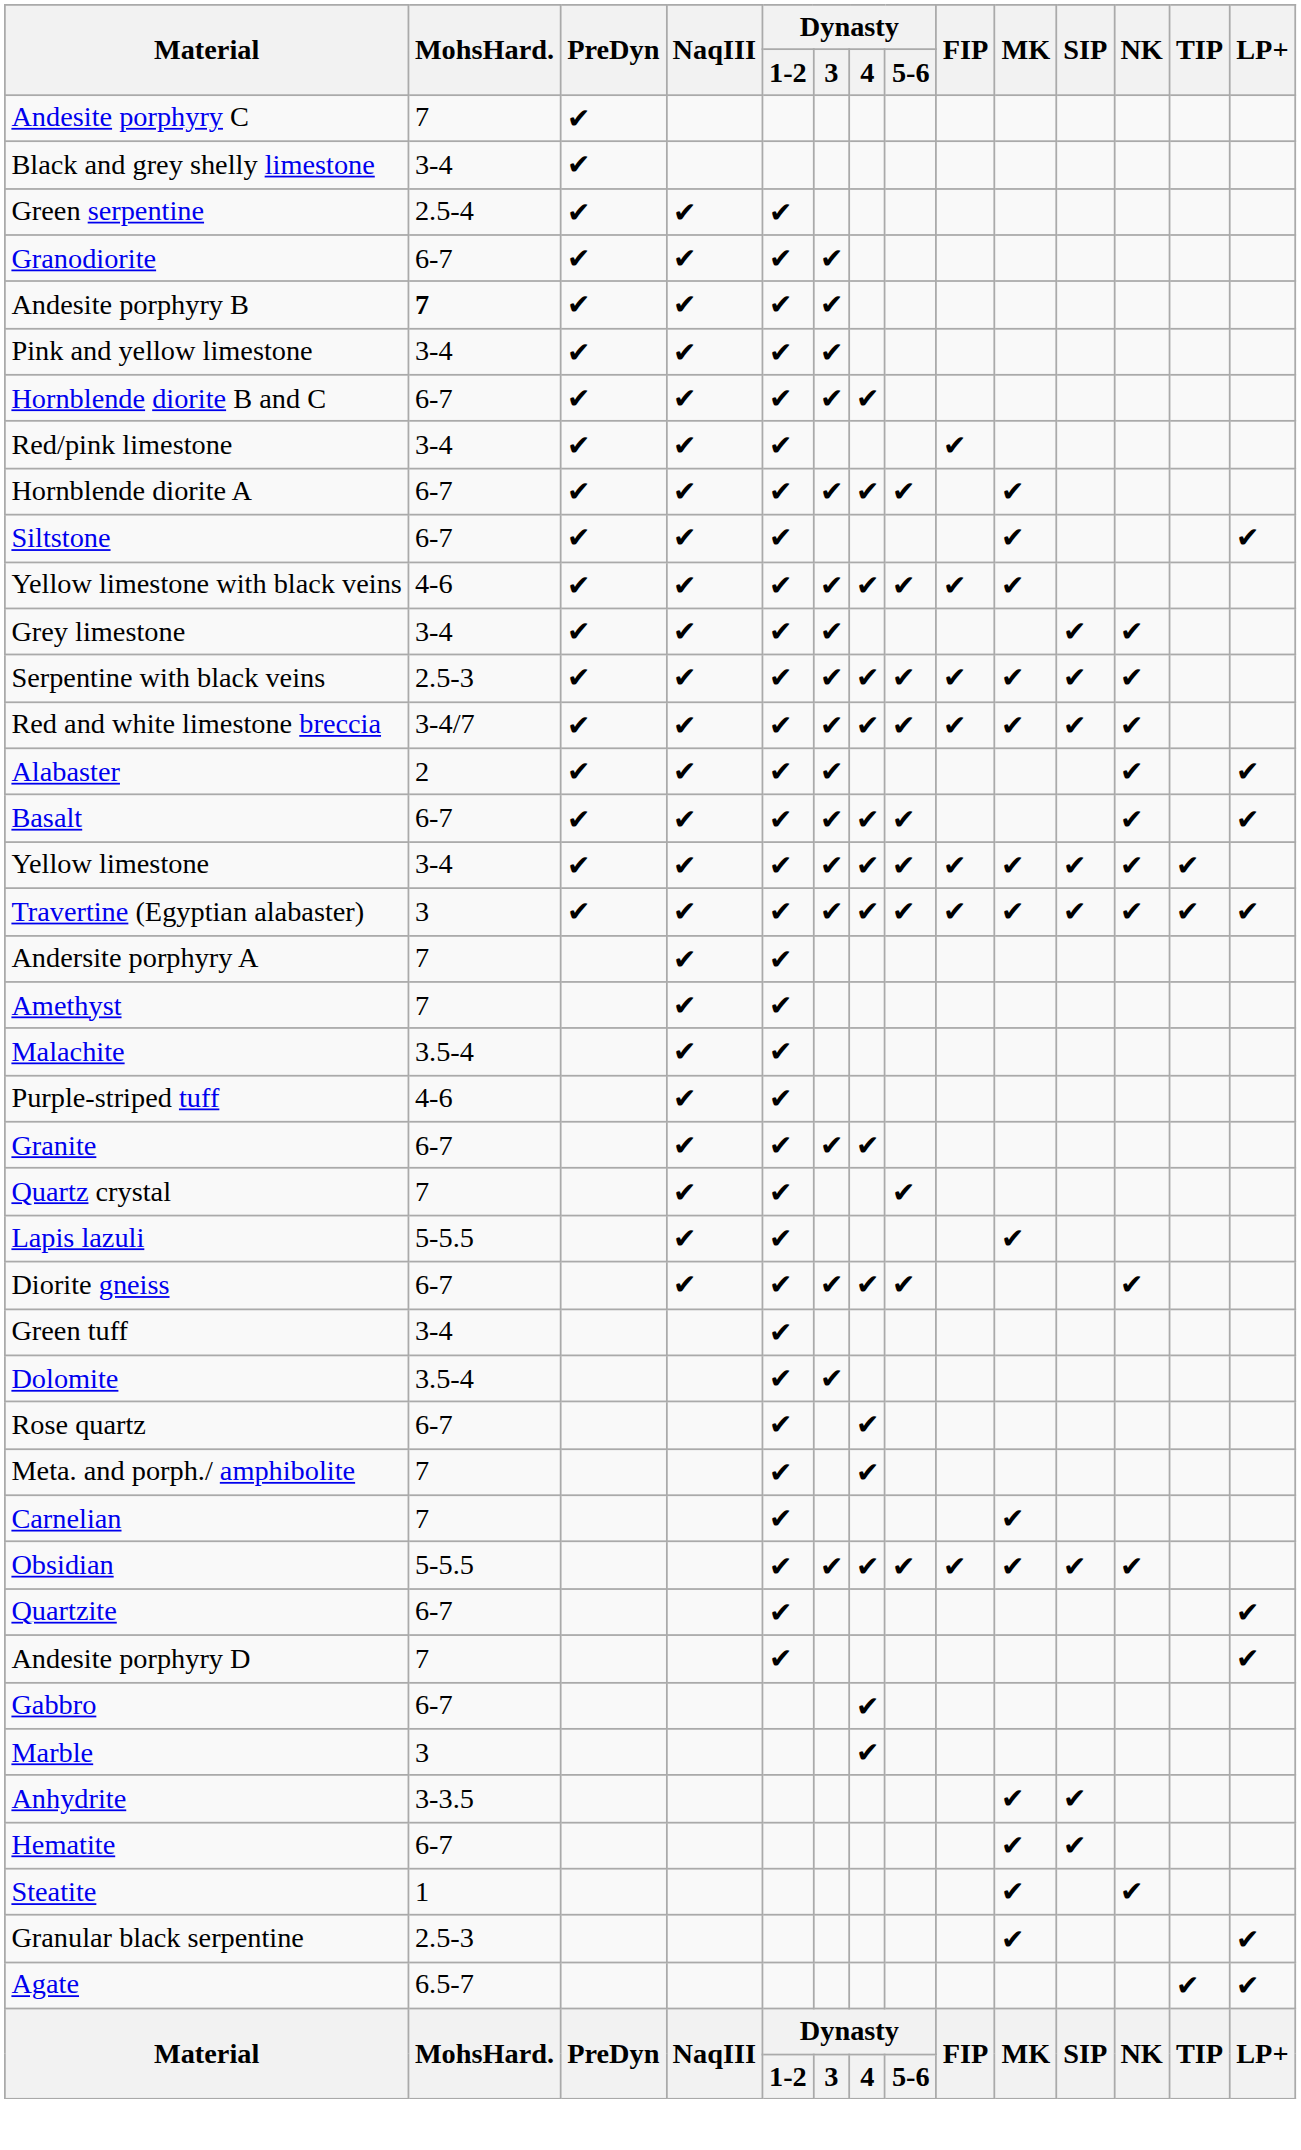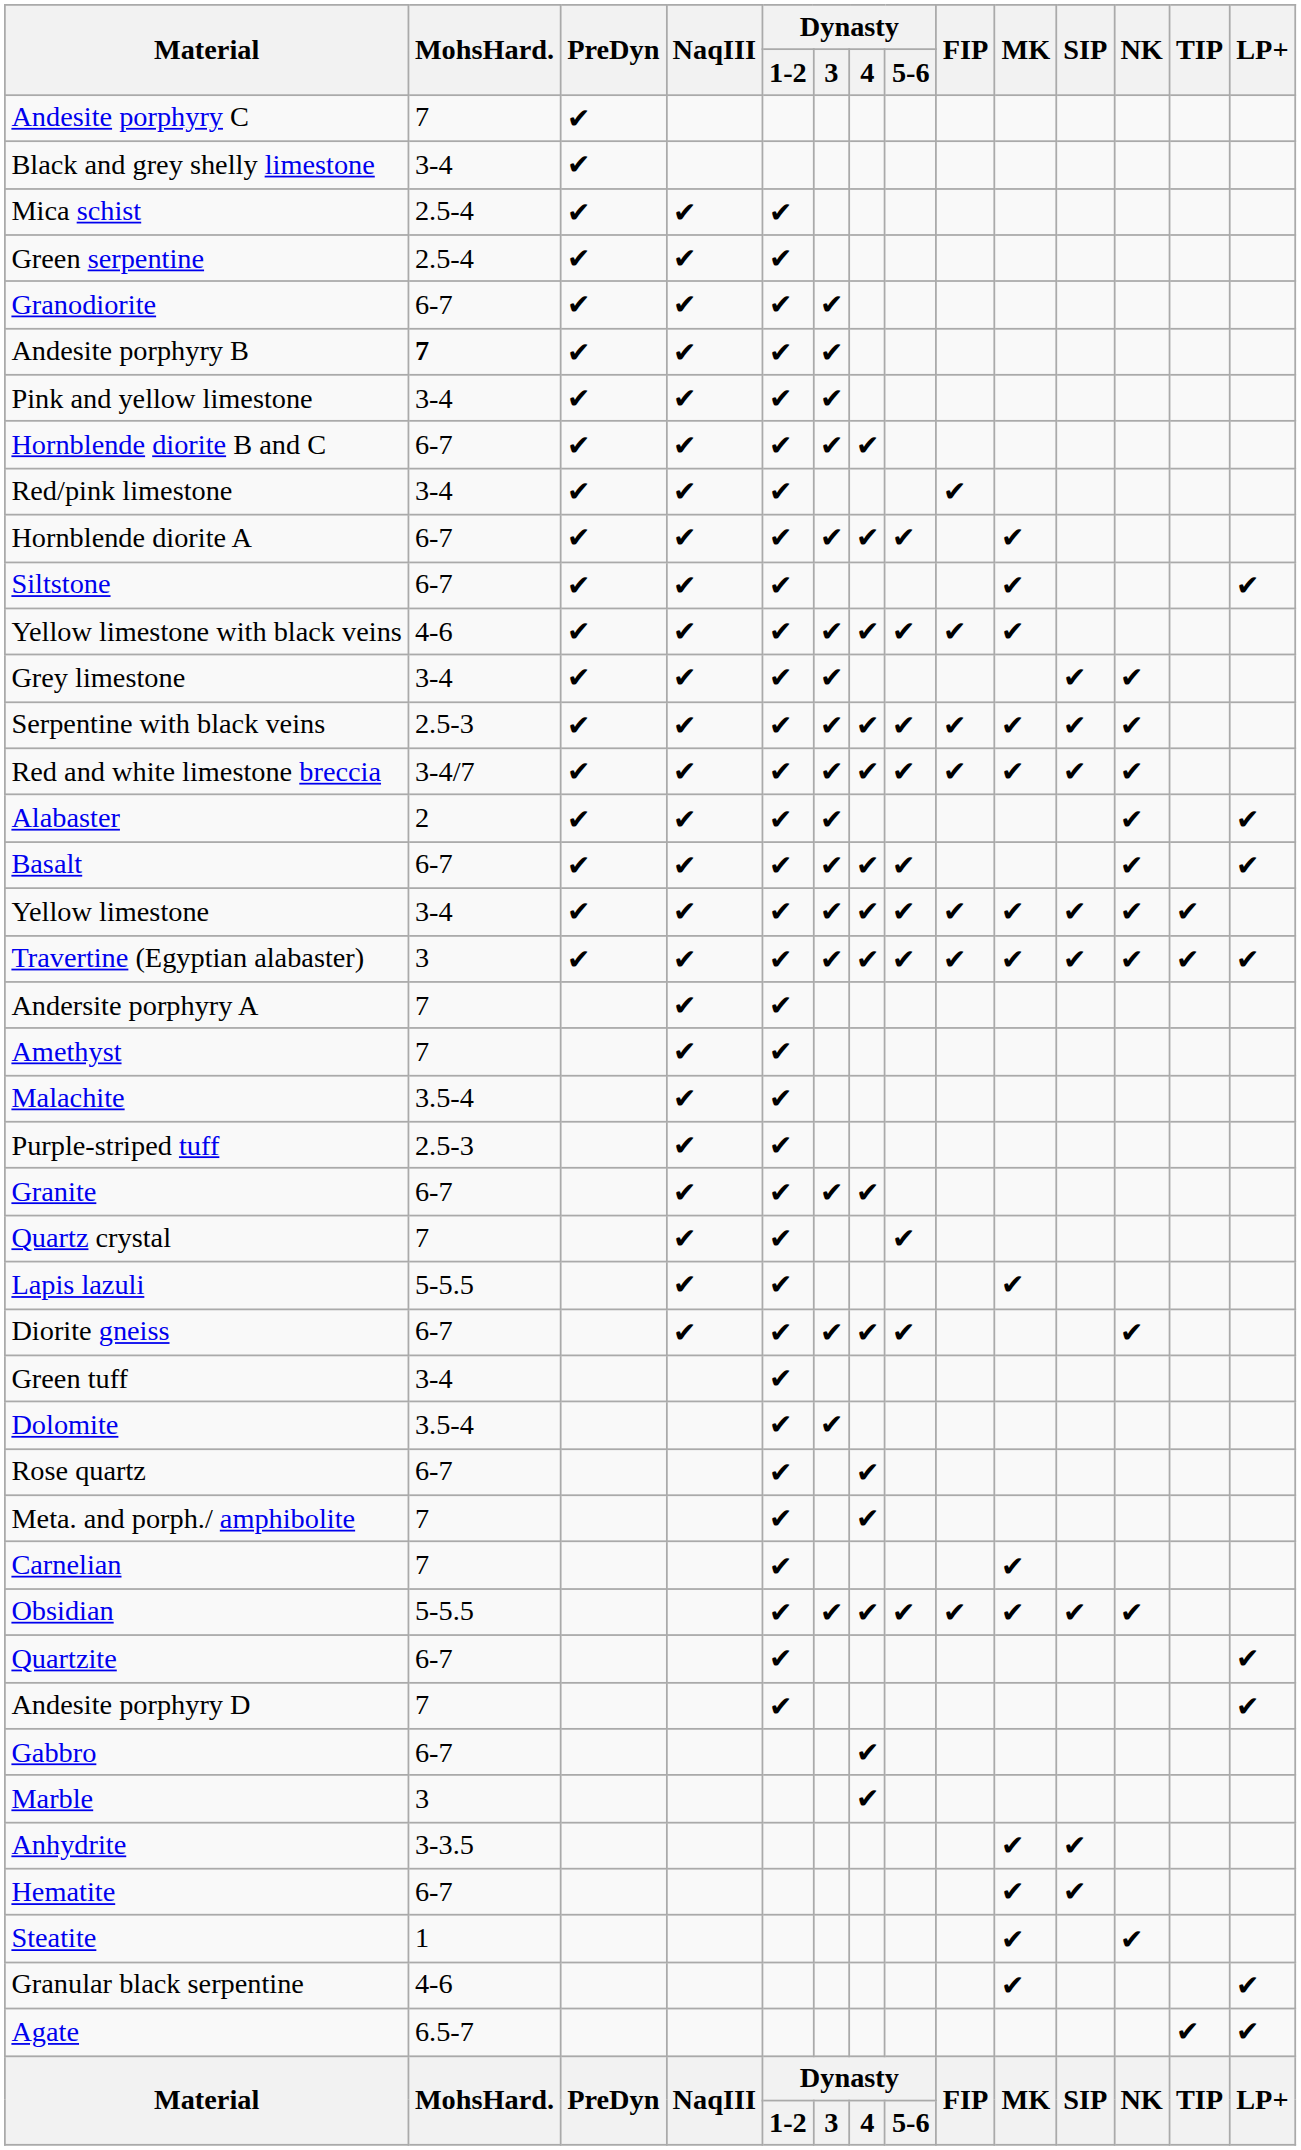+ row: (76, 211)
(434, 1098) 4-6 -> (444, 1144) 2.5-3
(444, 1938) 2.5-3 -> (434, 1985) 4-6
